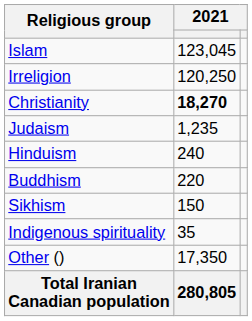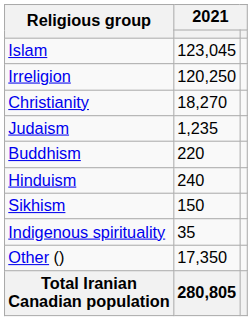(202, 102) bold -> (202, 102) normal
rows swapped: (42, 154) <-> (45, 180)
